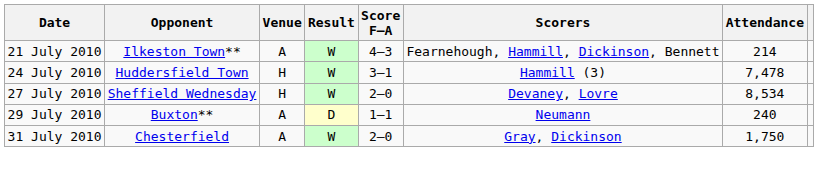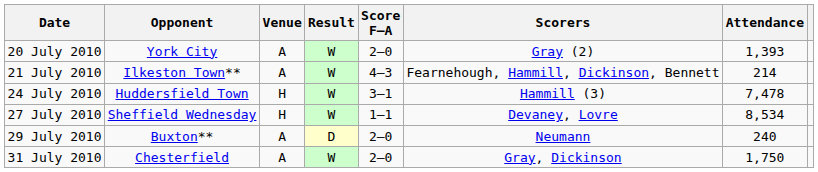+ row: (55, 51)
(381, 94) 2–0 -> (381, 115) 1–1
(381, 115) 1–1 -> (381, 136) 2–0
